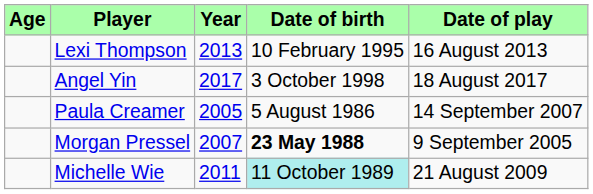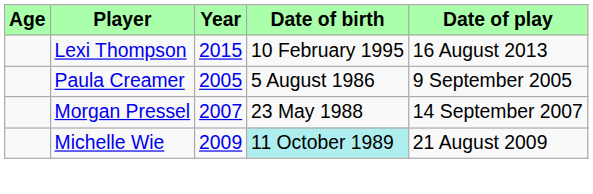(221, 50) 2013 -> (221, 50) 2015
- row: (95, 81)
(498, 111) 14 September 2007 -> (492, 81) 9 September 2005
(308, 142) bold -> (307, 111) normal
(492, 142) 9 September 2005 -> (498, 111) 14 September 2007
(220, 173) 2011 -> (221, 142) 2009
